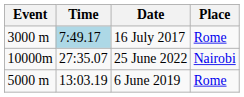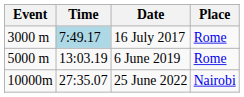rows swapped: (147, 80) <-> (151, 59)
